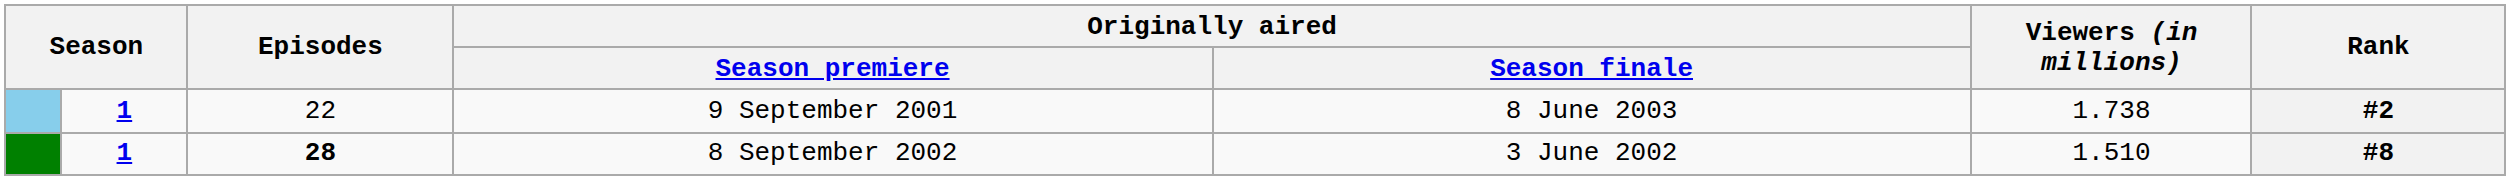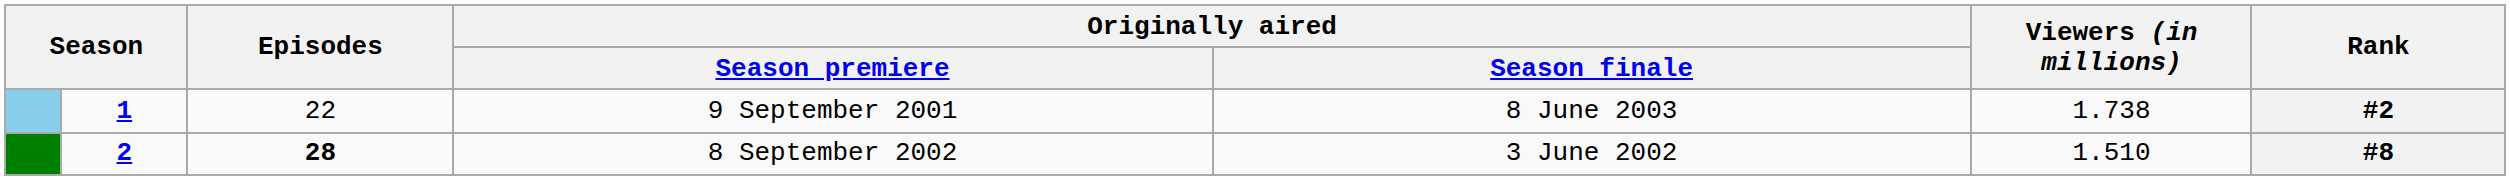(124, 153) 1 -> (124, 153) 2
